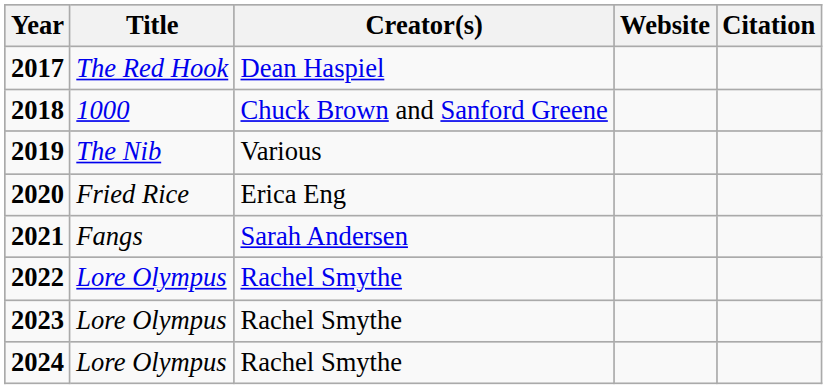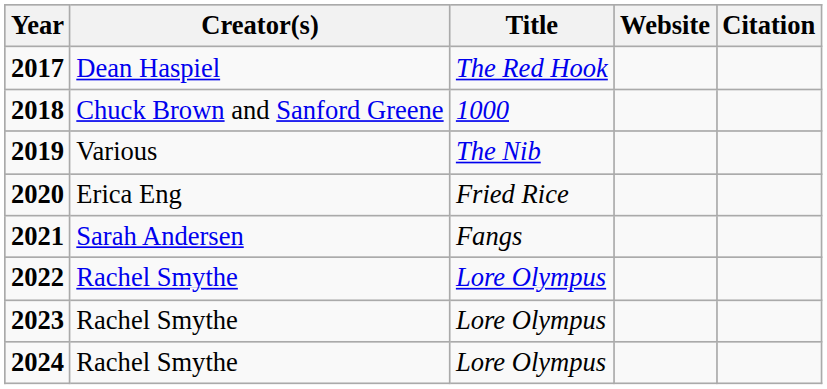columns swapped: (152, 25) <-> (424, 25)
